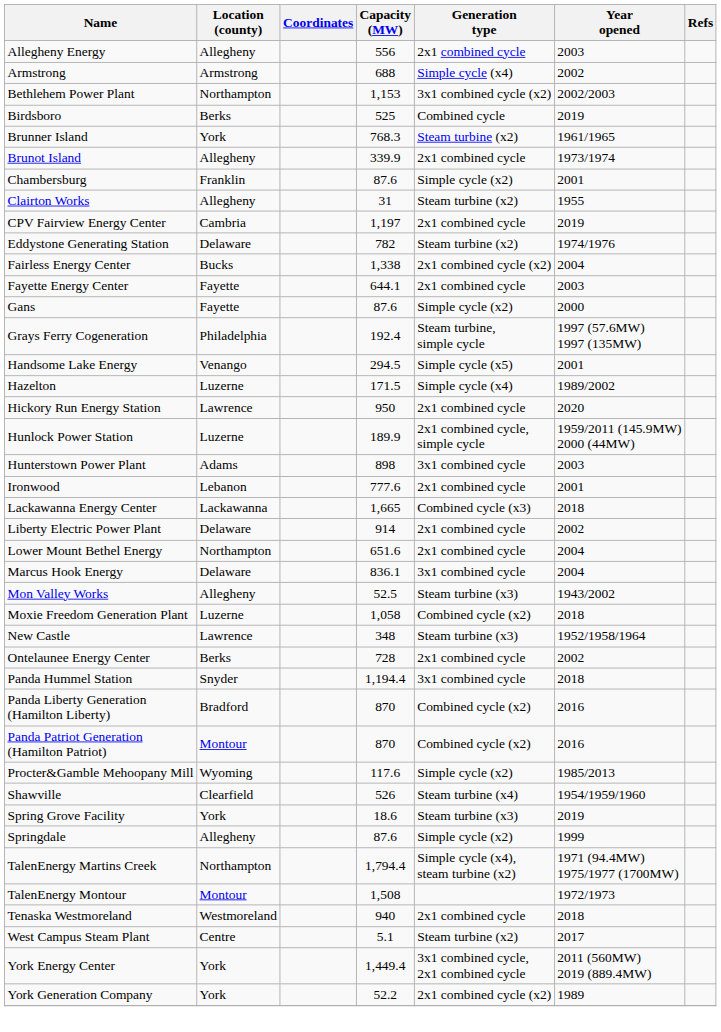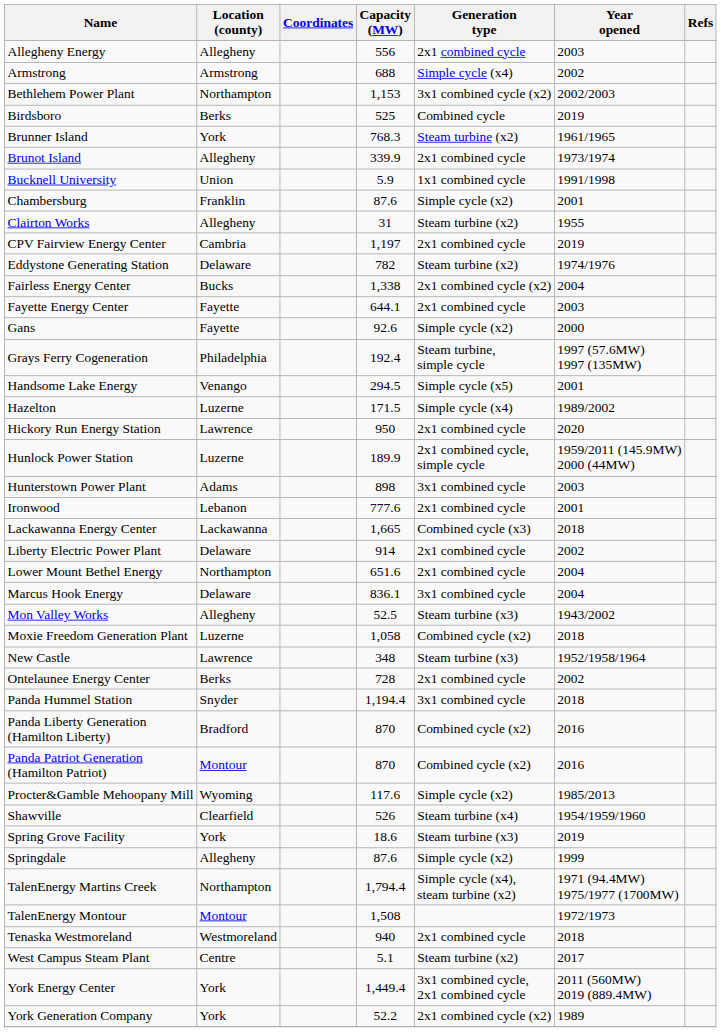+ row: (62, 179)
(385, 307) 87.6 -> (385, 328) 92.6
